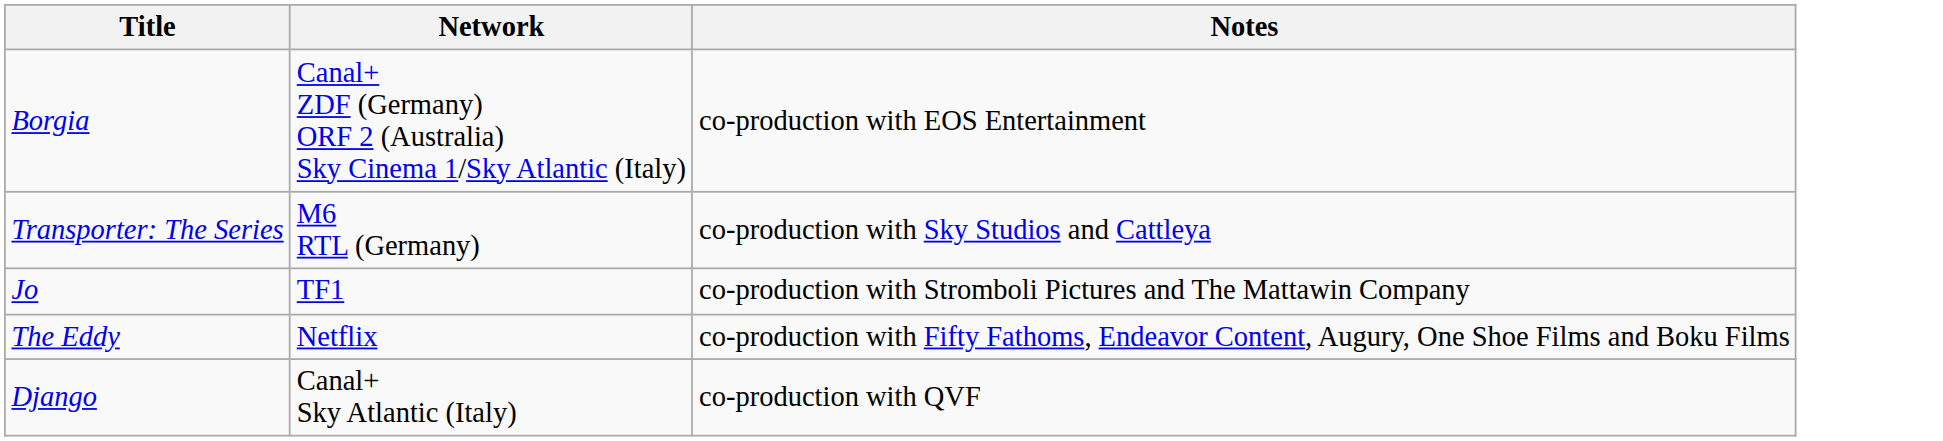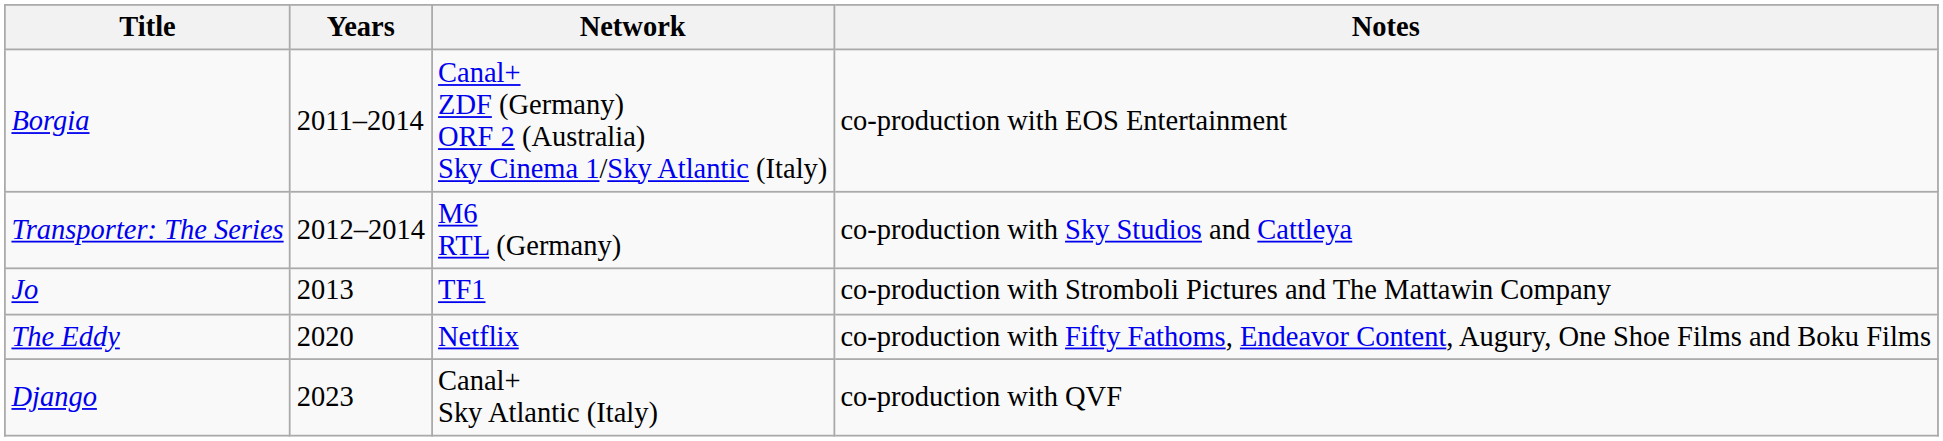+ column: (361, 27)
